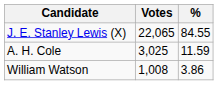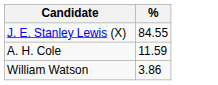- column: (157, 13)
